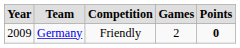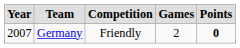(19, 33) 2009 -> (19, 33) 2007
